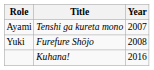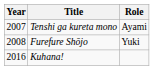columns swapped: (137, 12) <-> (19, 12)
